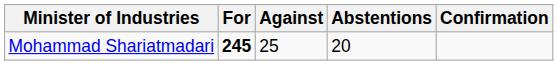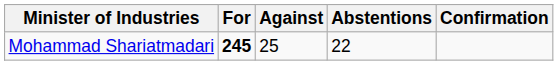(341, 45) 20 -> (341, 45) 22
